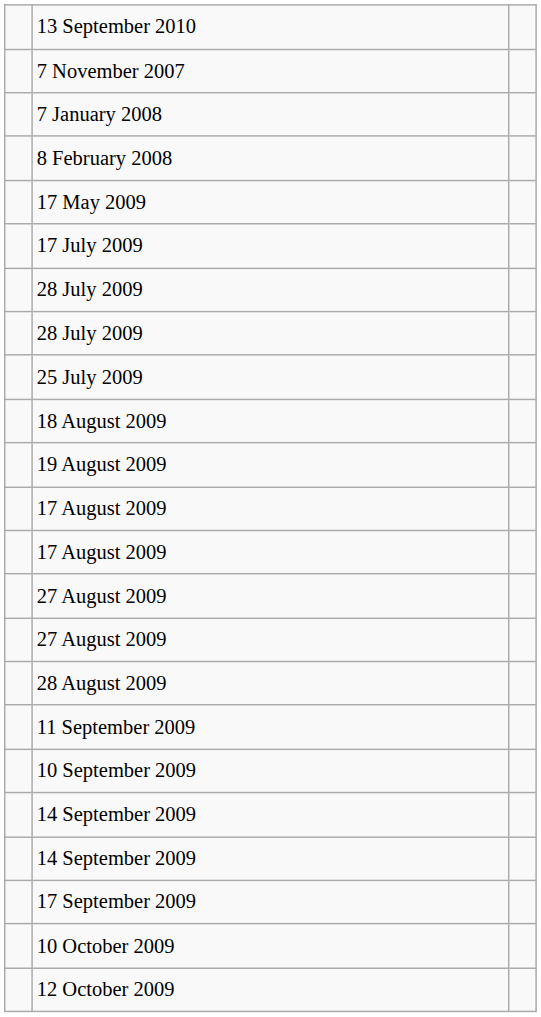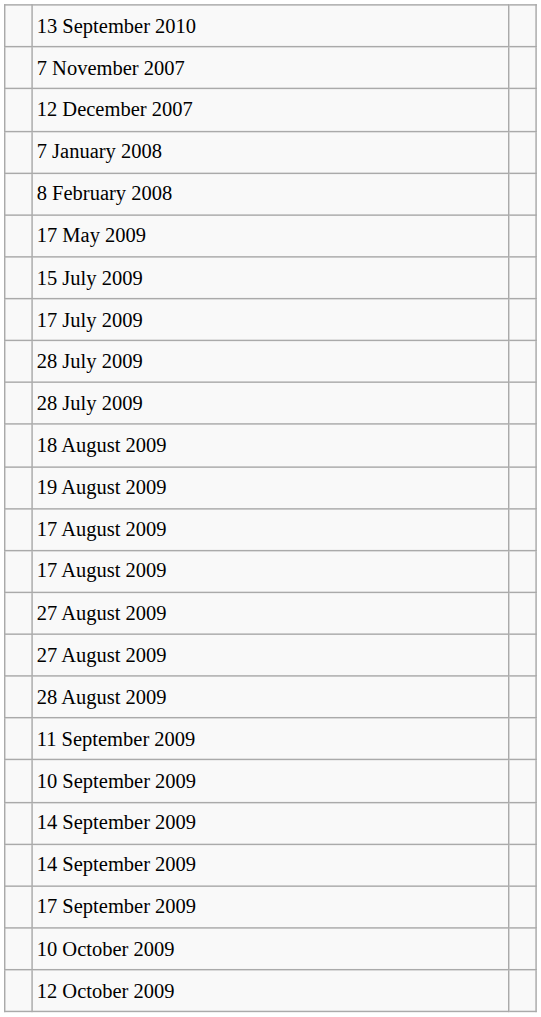+ row: (18, 110)
+ row: (18, 278)
- row: (18, 377)
